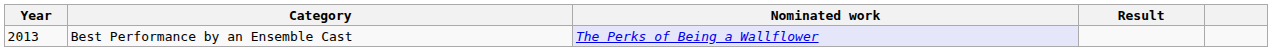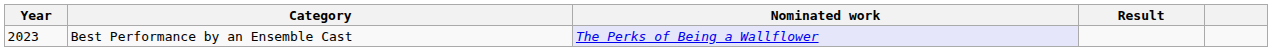(23, 36) 2013 -> (23, 36) 2023
